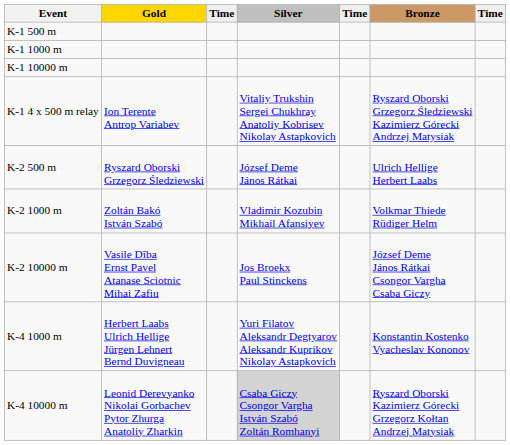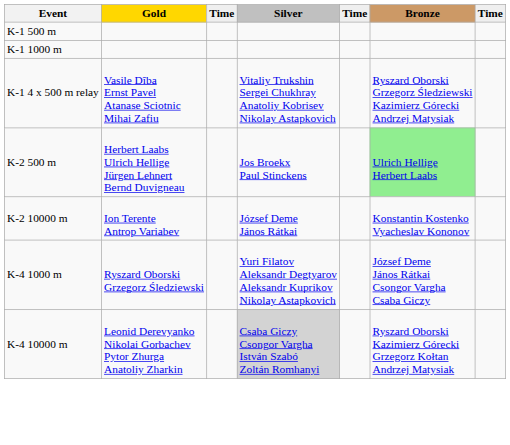- row: (37, 67)
(142, 117) Ion Terente Antrop Variabev -> (142, 99) Vasile Dîba Ernst Pavel Atanase Sciotnic Mihai Zafiu
(154, 173) Ryszard Oborski Grzegorz Śledziewski -> (144, 168) Herbert Laabs Ulrich Hellige Jürgen Lehnert Bernd Duvigneau
(269, 173) József Deme János Rátkai -> (273, 168) Jos Broekx Paul Stinckens
(405, 173) no background -> (405, 168) lightgreen background
- row: (34, 211)
(142, 273) Vasile Dîba Ernst Pavel Atanase Sciotnic Mihai Zafiu -> (142, 224) Ion Terente Antrop Variabev
(273, 273) Jos Broekx Paul Stinckens -> (269, 224) József Deme János Rátkai
(409, 273) József Deme János Rátkai Csongor Vargha Csaba Giczy -> (421, 224) Konstantin Kostenko Vyacheslav Kononov
(144, 342) Herbert Laabs Ulrich Hellige Jürgen Lehnert Bernd Duvigneau -> (154, 281) Ryszard Oborski Grzegorz Śledziewski
(421, 342) Konstantin Kostenko Vyacheslav Kononov -> (409, 281) József Deme János Rátkai Csongor Vargha Csaba Giczy
